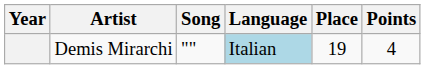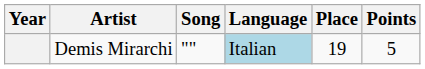(391, 48) 4 -> (391, 48) 5
